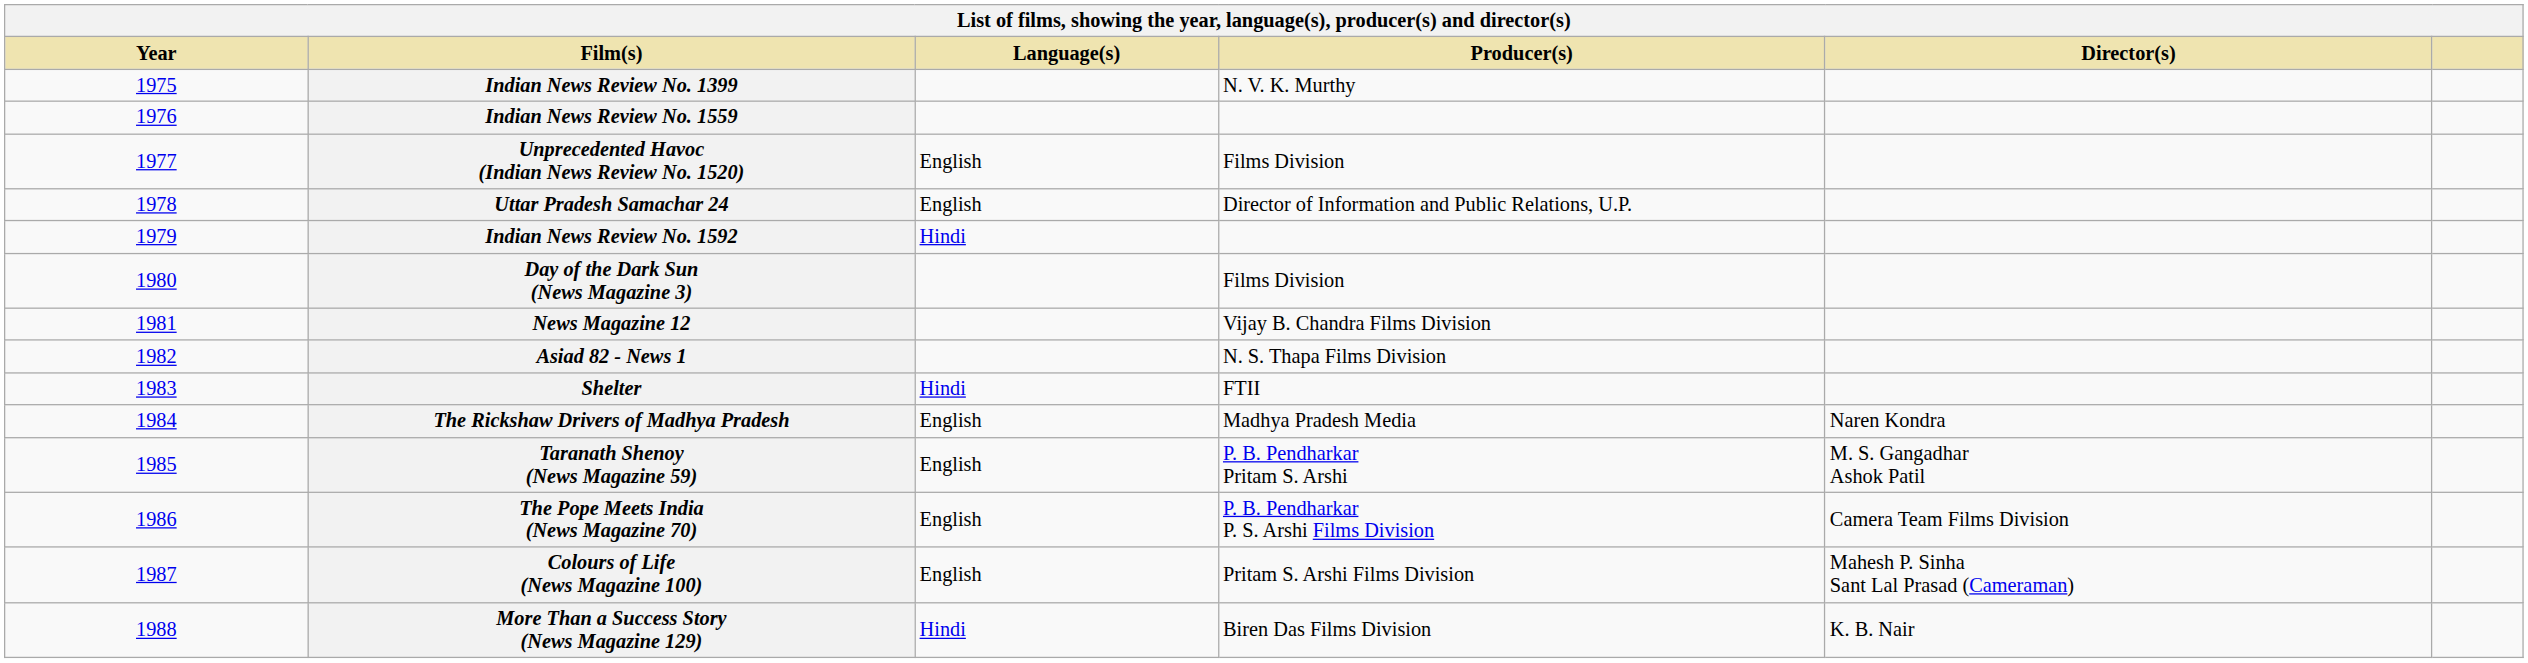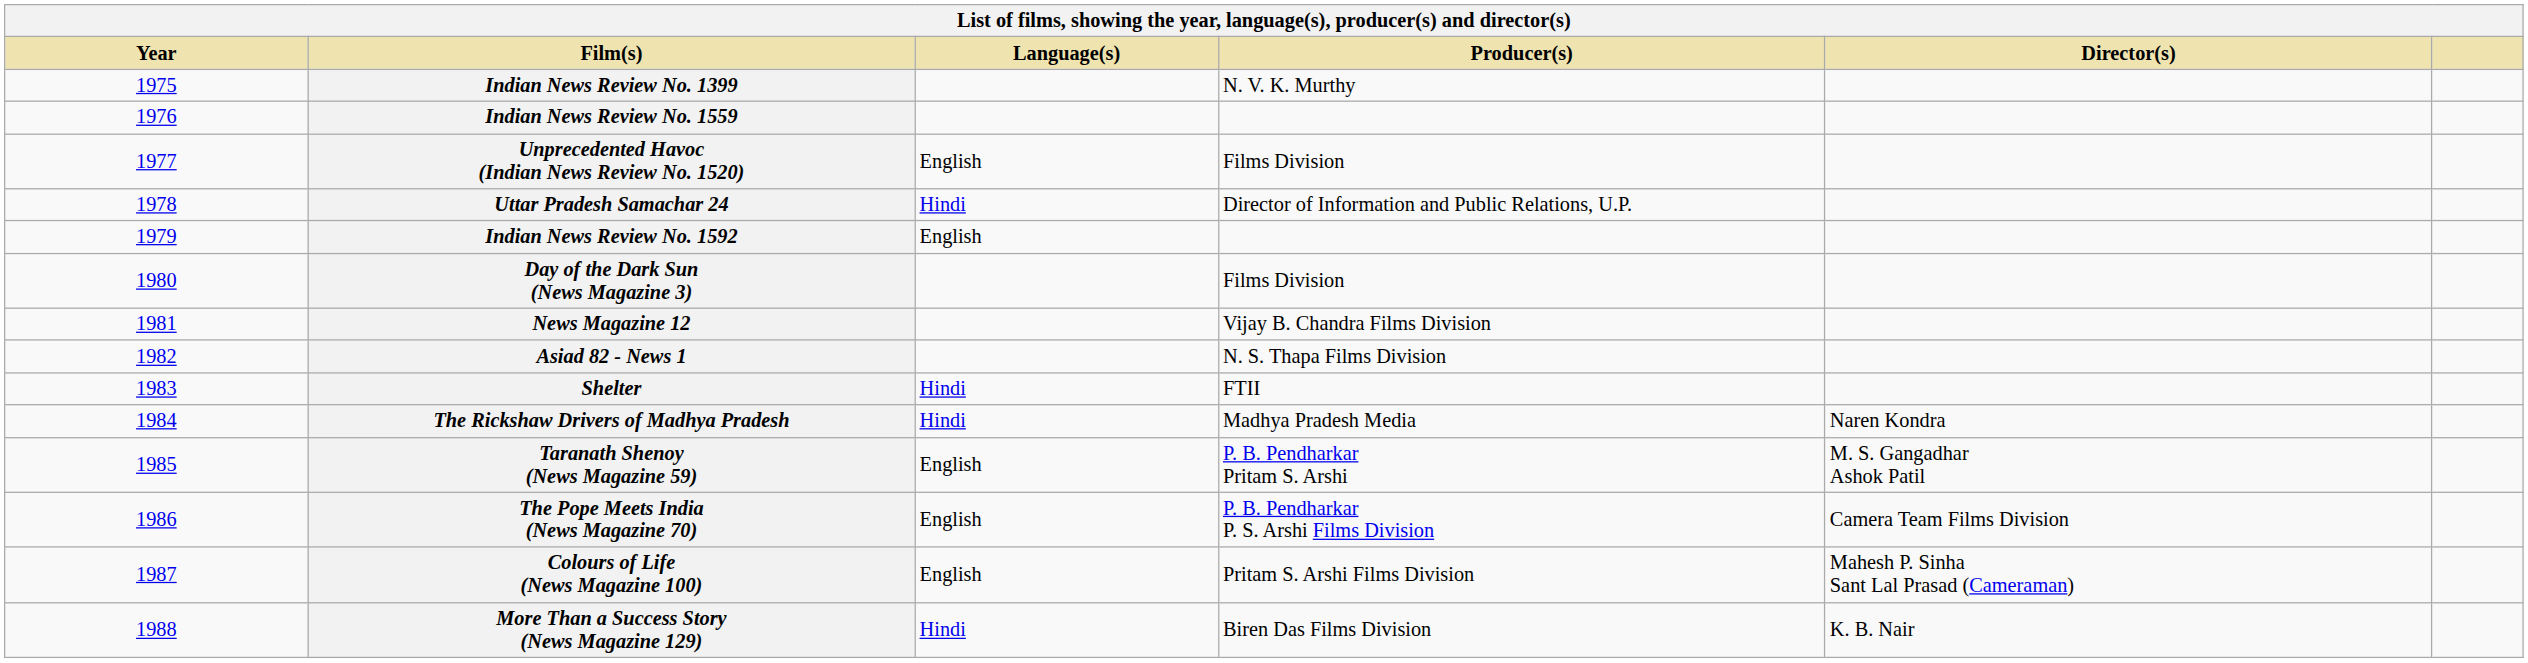(951, 204) English -> (943, 204) Hindi
(943, 236) Hindi -> (951, 236) English
(951, 420) English -> (943, 420) Hindi
